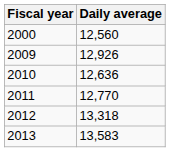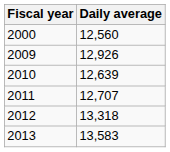(99, 75) 12,636 -> (99, 75) 12,639
(99, 95) 12,770 -> (99, 95) 12,707
